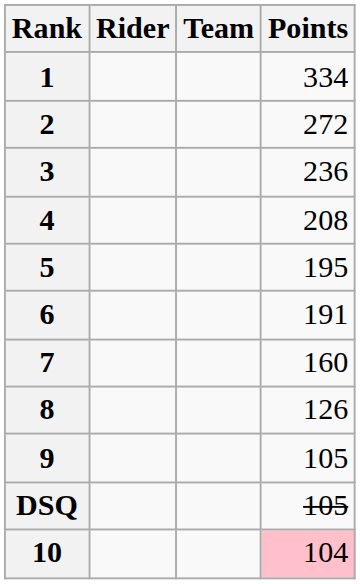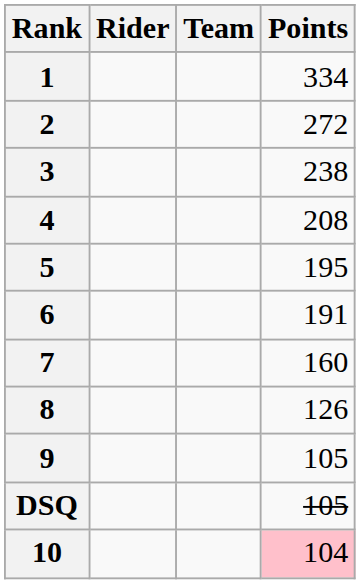(326, 171) 236 -> (326, 171) 238
